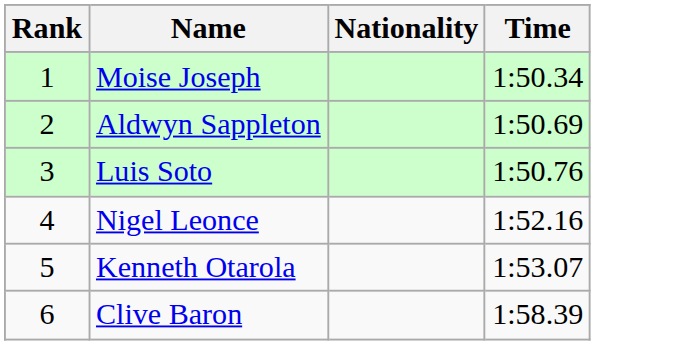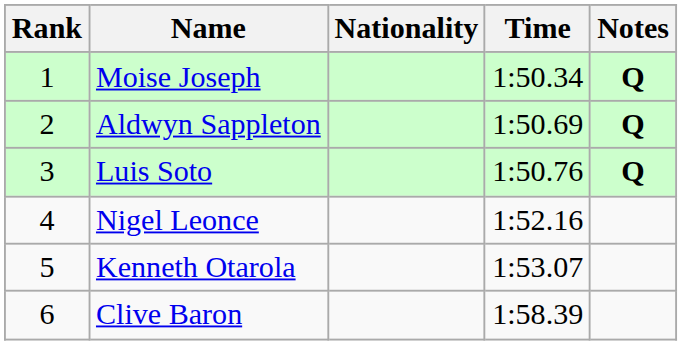+ column: (633, 28)
